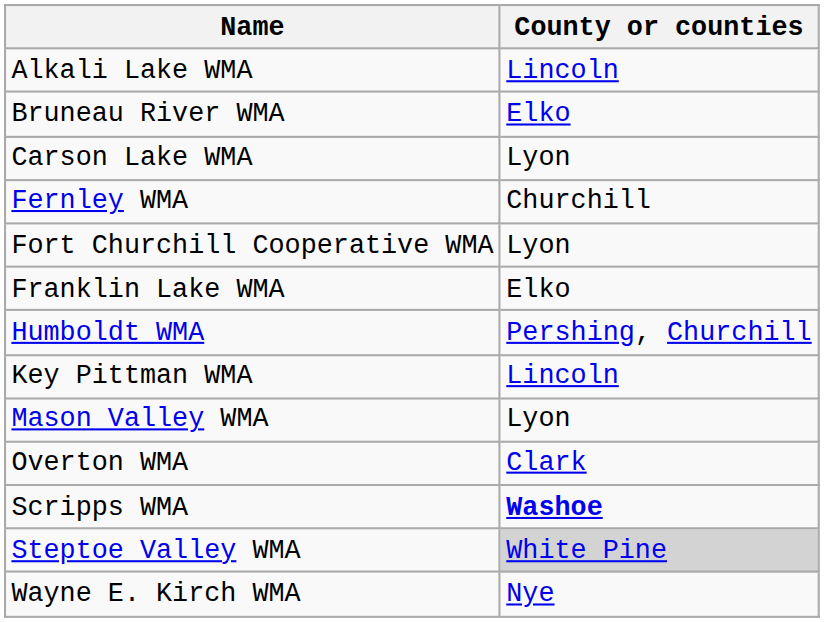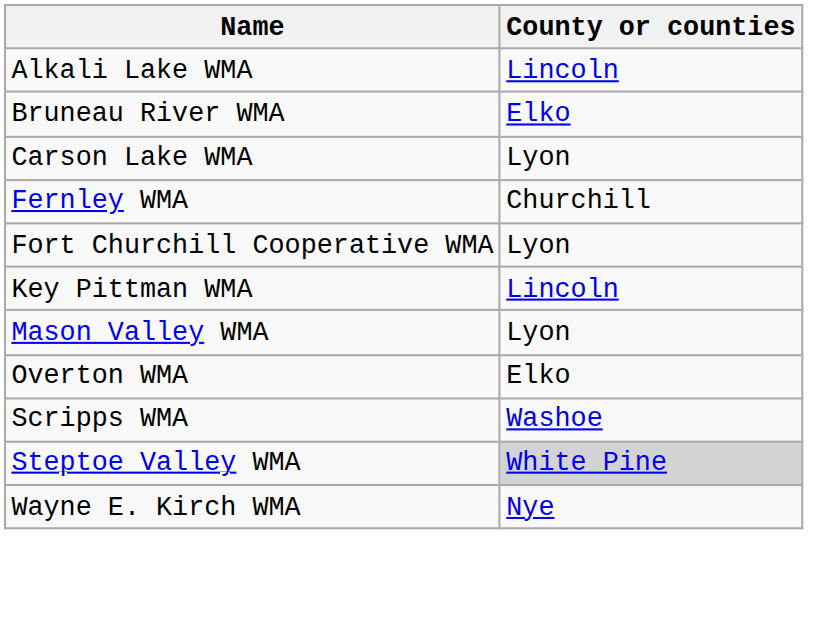- row: (148, 289)
- row: (108, 332)
(546, 463) Clark -> (538, 376) Elko
(555, 507) bold -> (555, 420) normal
